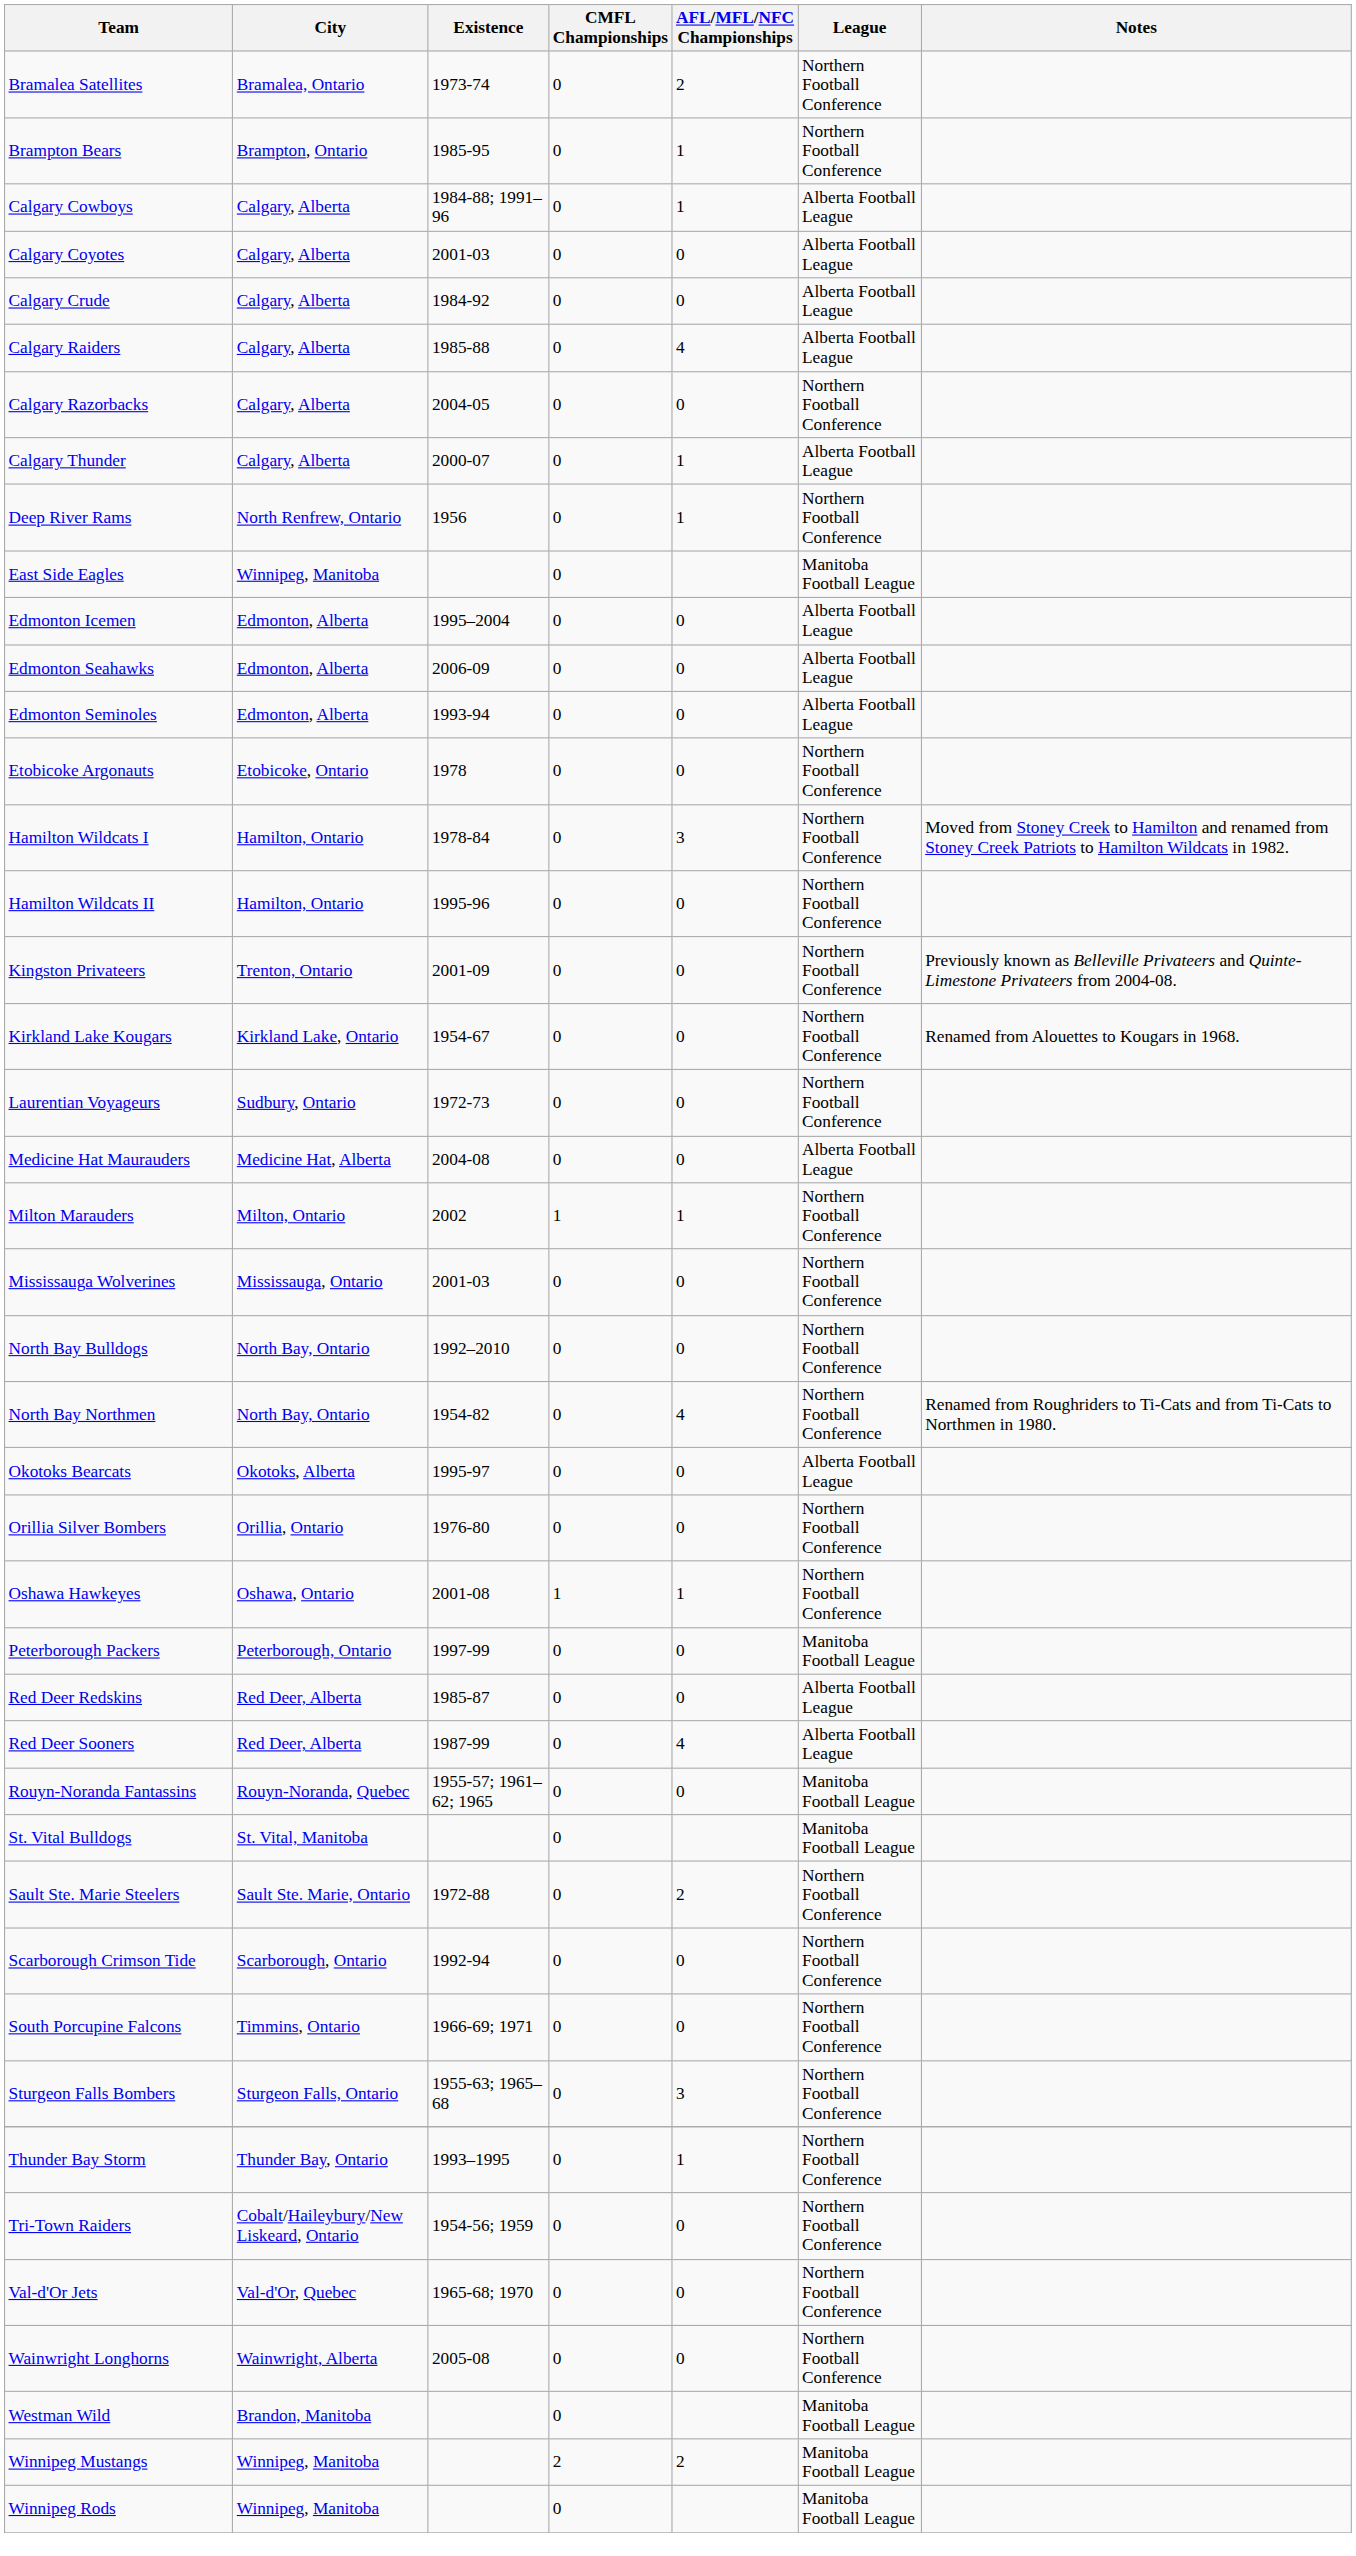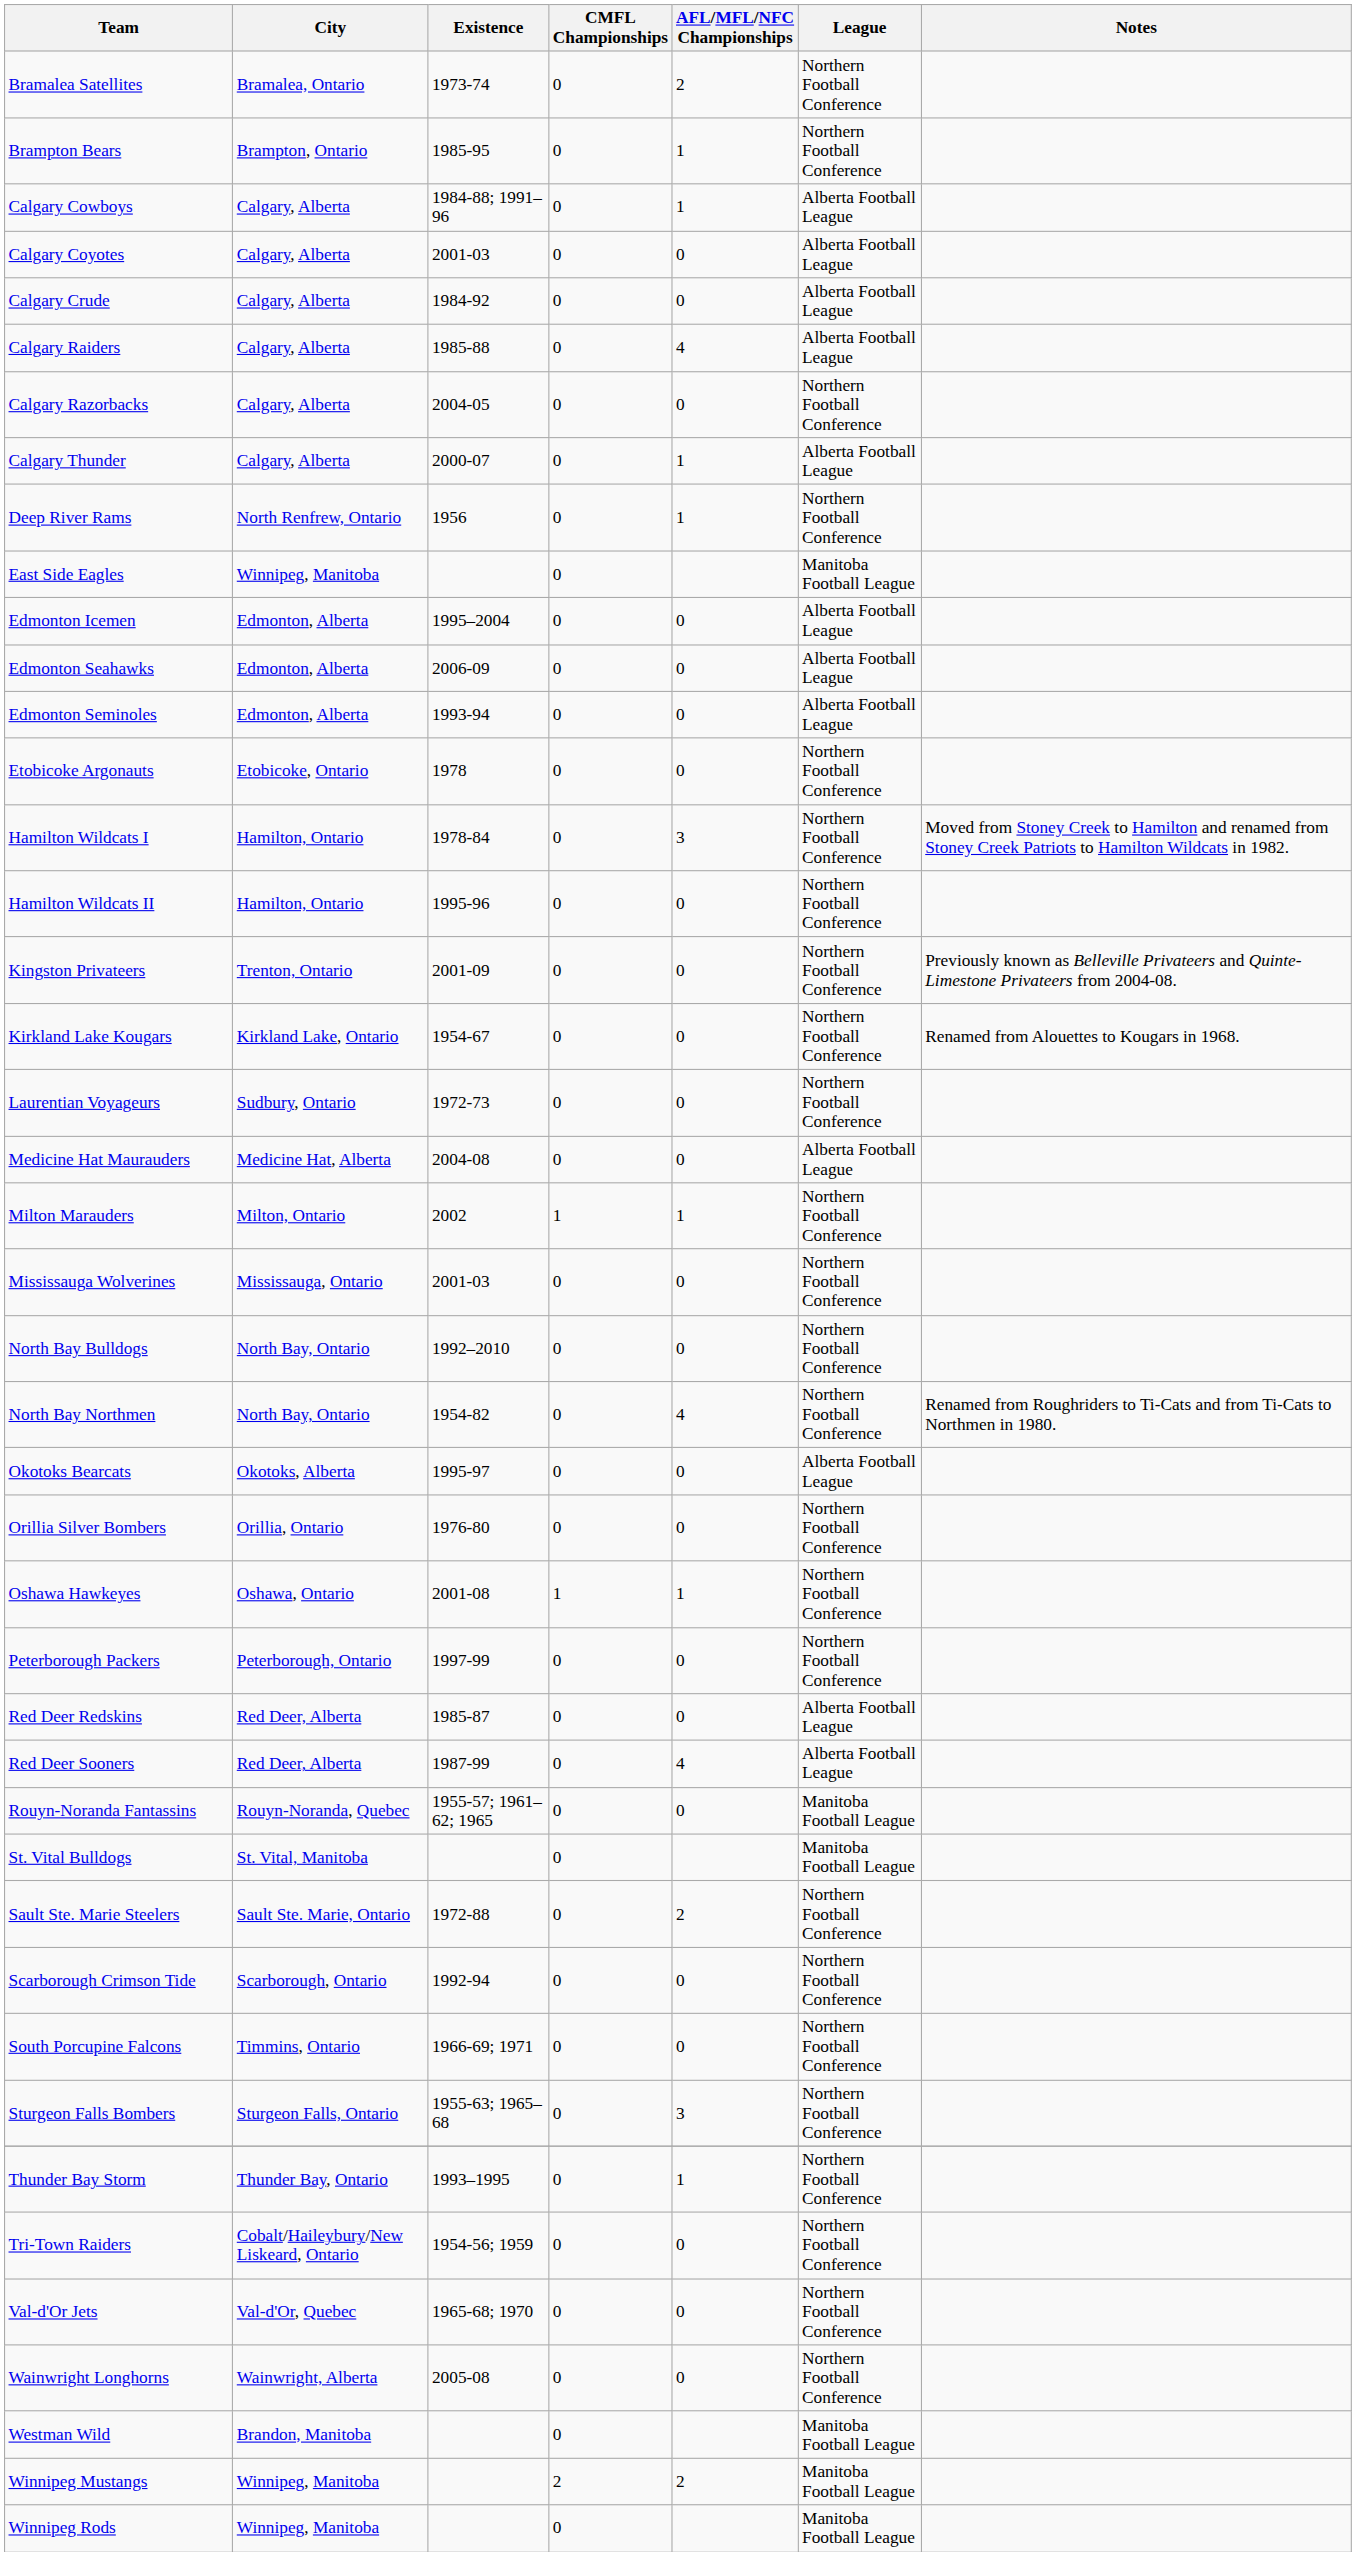(858, 1650) Manitoba Football League -> (842, 1660) Northern Football Conference
